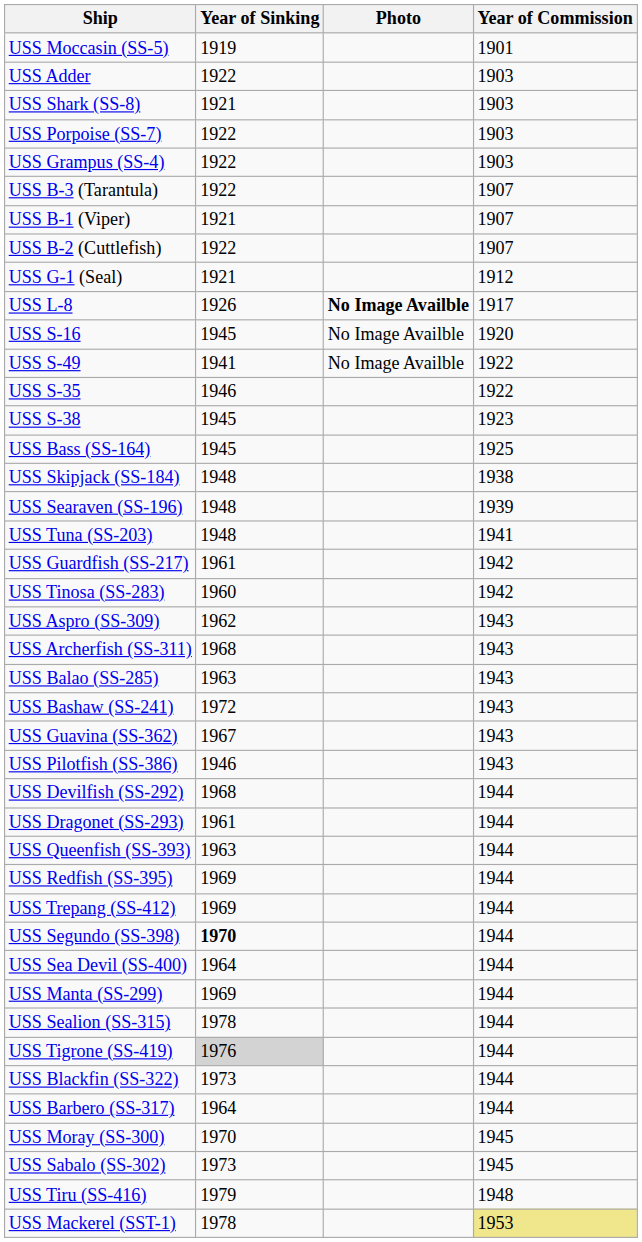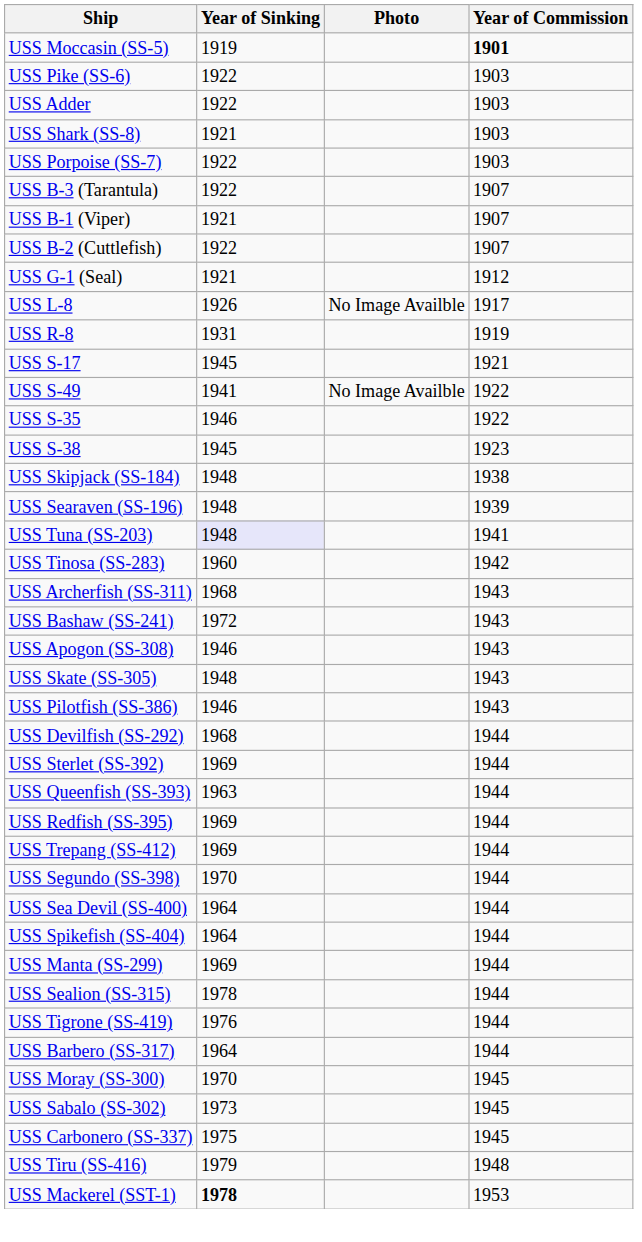(495, 47) normal -> (491, 47) bold
+ row: (70, 76)
- row: (87, 162)
(398, 305) bold -> (397, 305) normal
+ row: (41, 334)
- row: (45, 334)
+ row: (45, 362)
- row: (80, 448)
(218, 534) no background -> (219, 534) lavender background
- row: (99, 563)
- row: (84, 620)
- row: (84, 678)
+ row: (91, 649)
+ row: (83, 678)
- row: (93, 735)
- row: (96, 821)
+ row: (86, 764)
(218, 936) bold -> (219, 879) normal
+ row: (97, 936)
(218, 1051) lightgrey background -> (219, 1022) no background
- row: (94, 1079)
+ row: (101, 1137)
(218, 1223) normal -> (219, 1194) bold
(495, 1223) khaki background -> (491, 1194) no background
